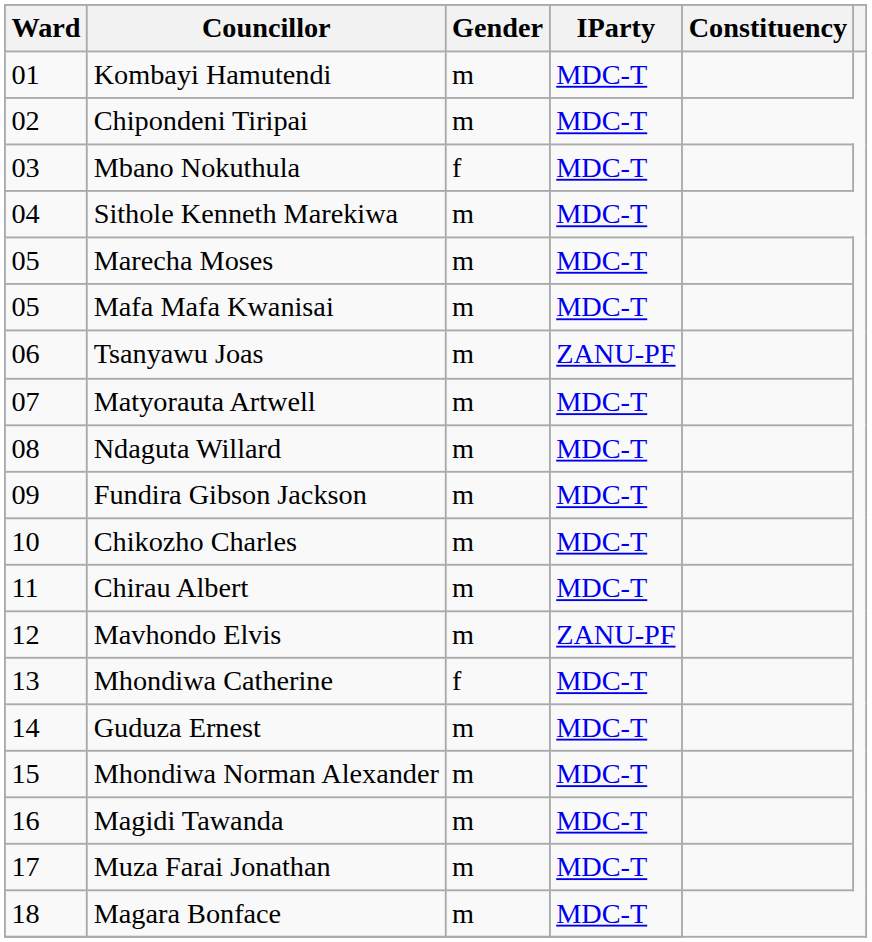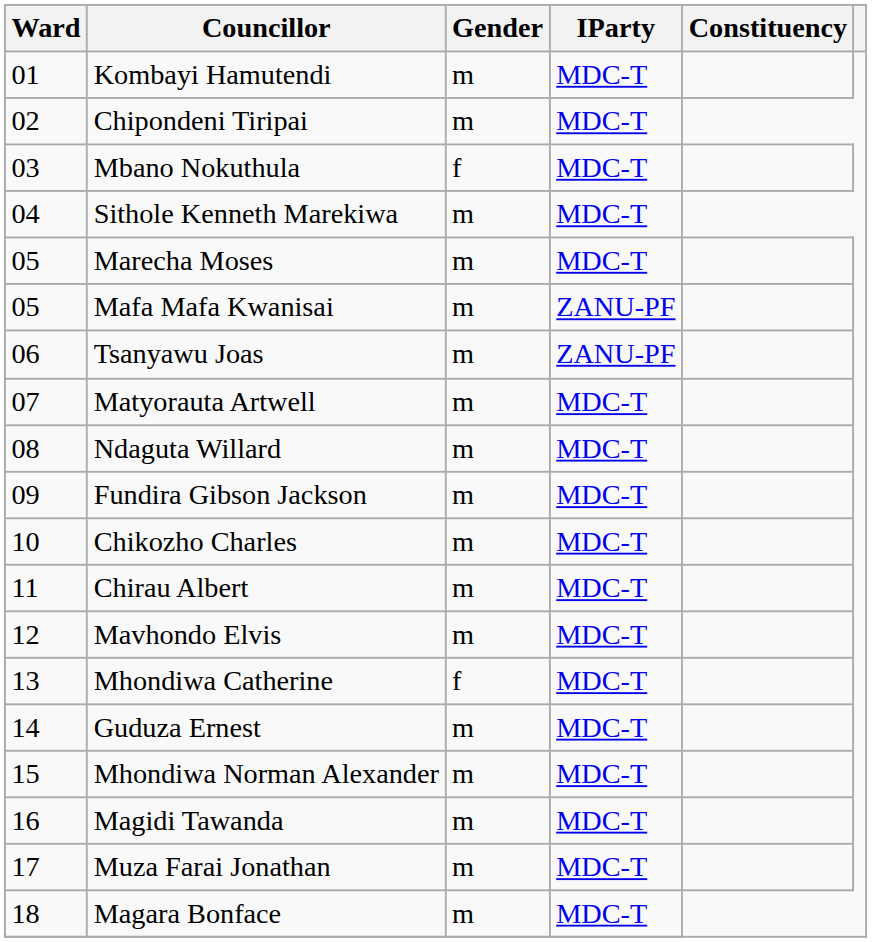(602, 307) MDC-T -> (616, 307) ZANU-PF
(616, 634) ZANU-PF -> (602, 634) MDC-T
